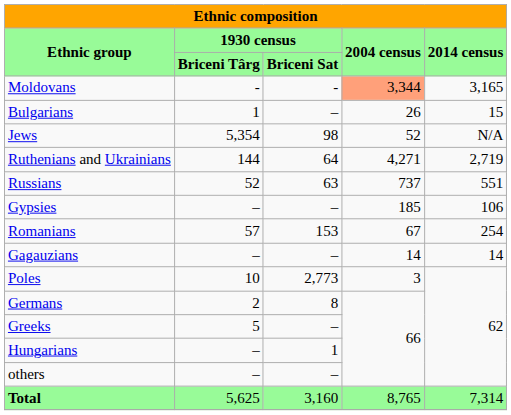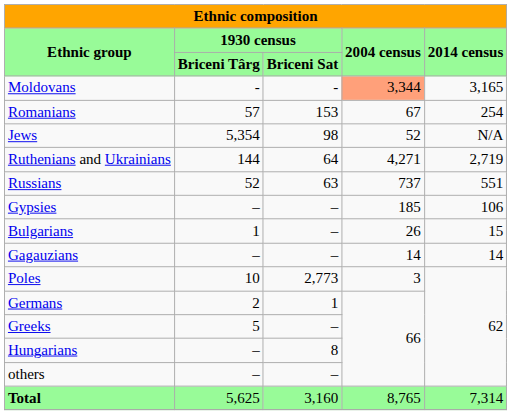rows swapped: (42, 231) <-> (41, 111)
(334, 302) 8 -> (334, 302) 1
(334, 350) 1 -> (334, 350) 8
